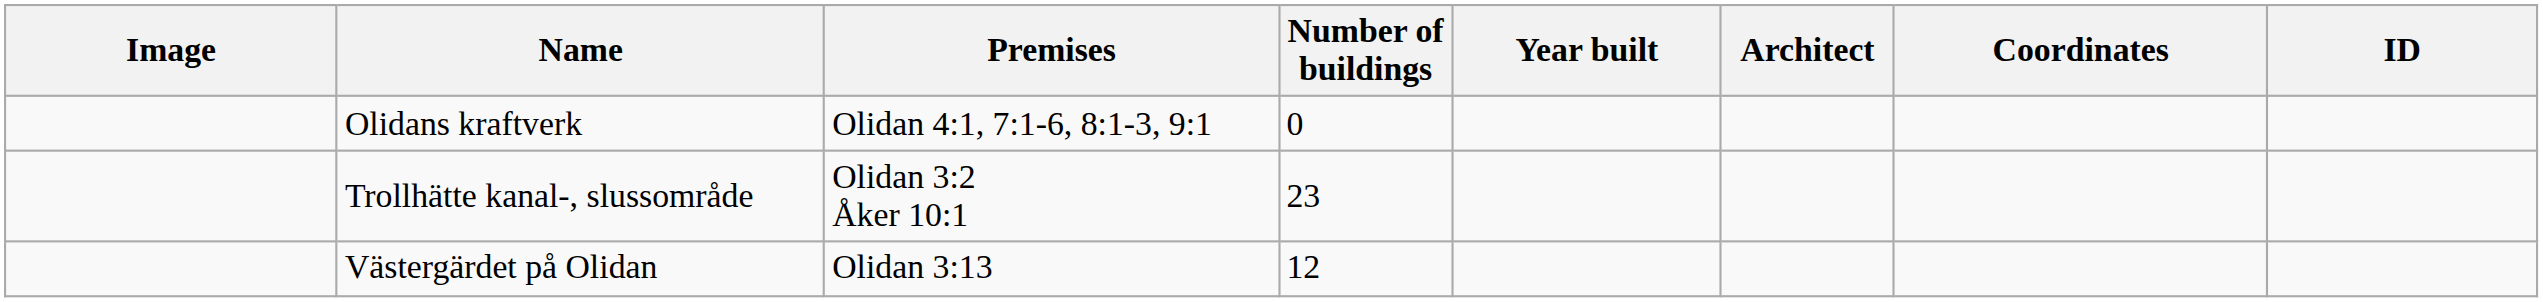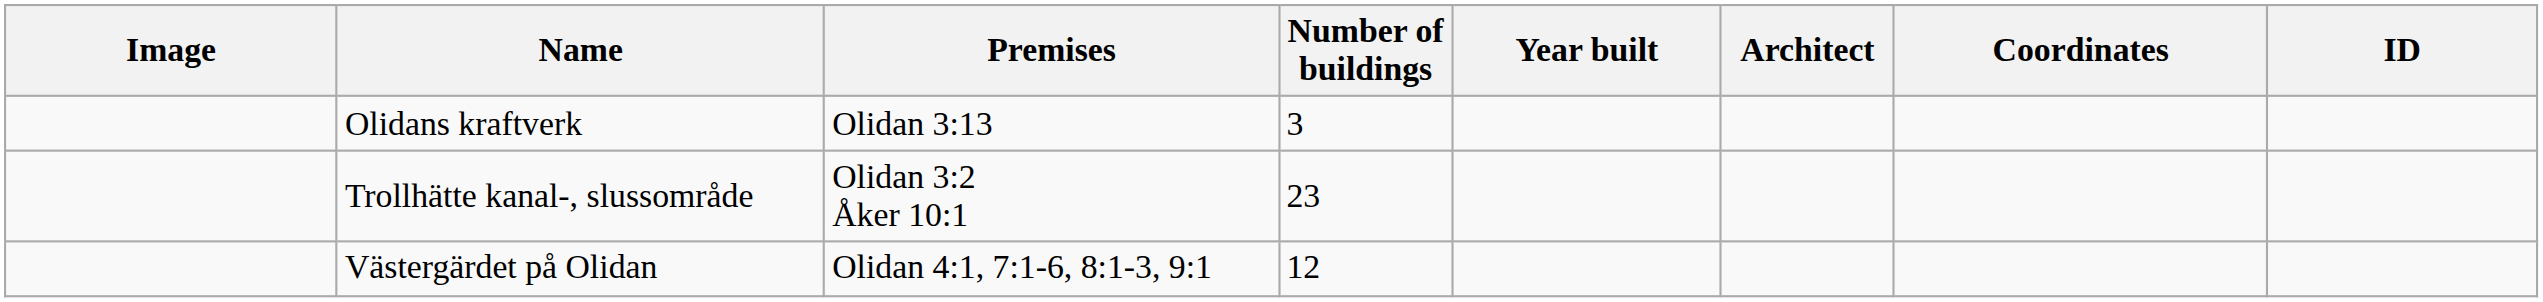(1022, 122) Olidan 4:1, 7:1-6, 8:1-3, 9:1 -> (912, 122) Olidan 3:13
(1295, 122) 0 -> (1295, 122) 3
(912, 267) Olidan 3:13 -> (1022, 267) Olidan 4:1, 7:1-6, 8:1-3, 9:1
